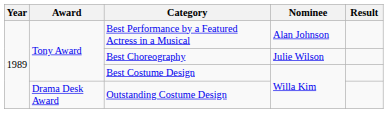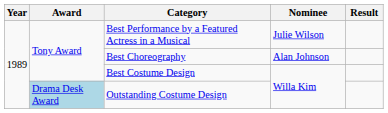(301, 34) Alan Johnson -> (299, 34) Julie Wilson
(299, 56) Julie Wilson -> (301, 56) Alan Johnson
(58, 94) no background -> (58, 94) lightblue background
